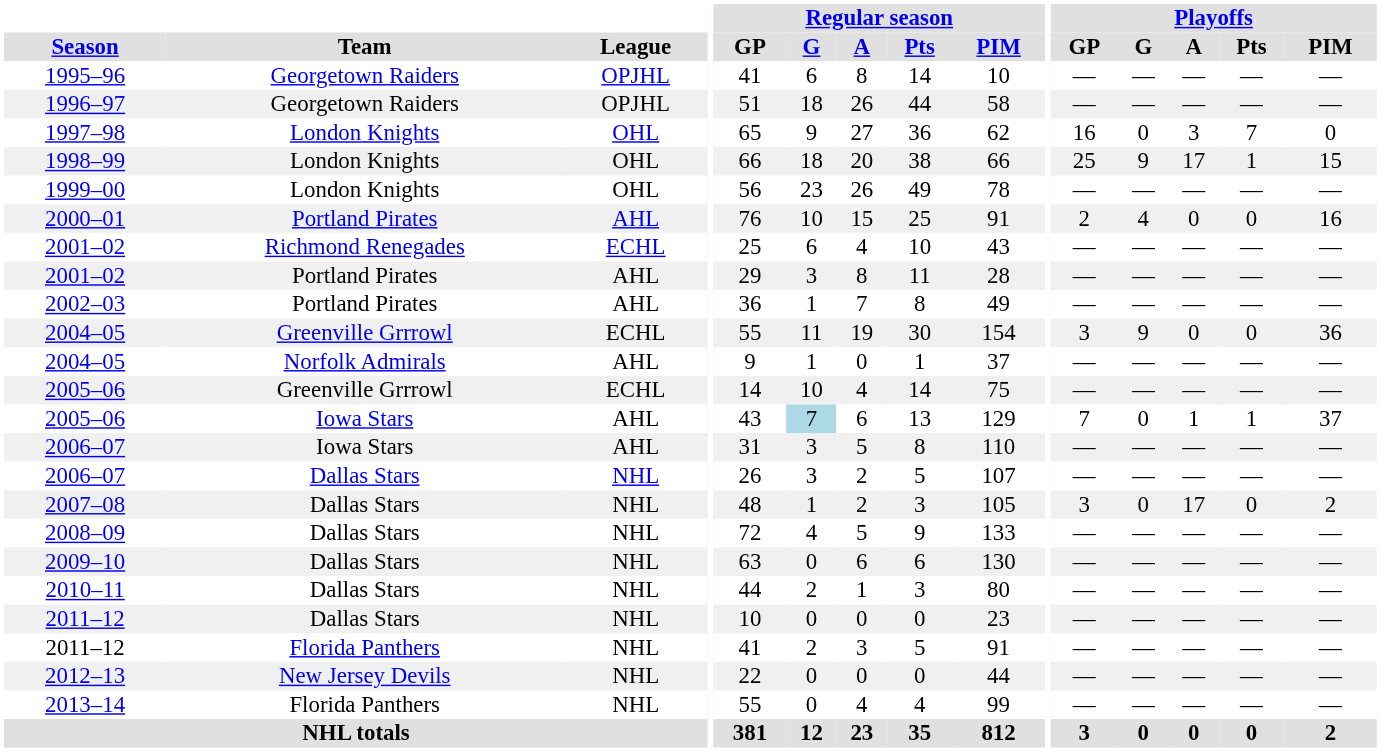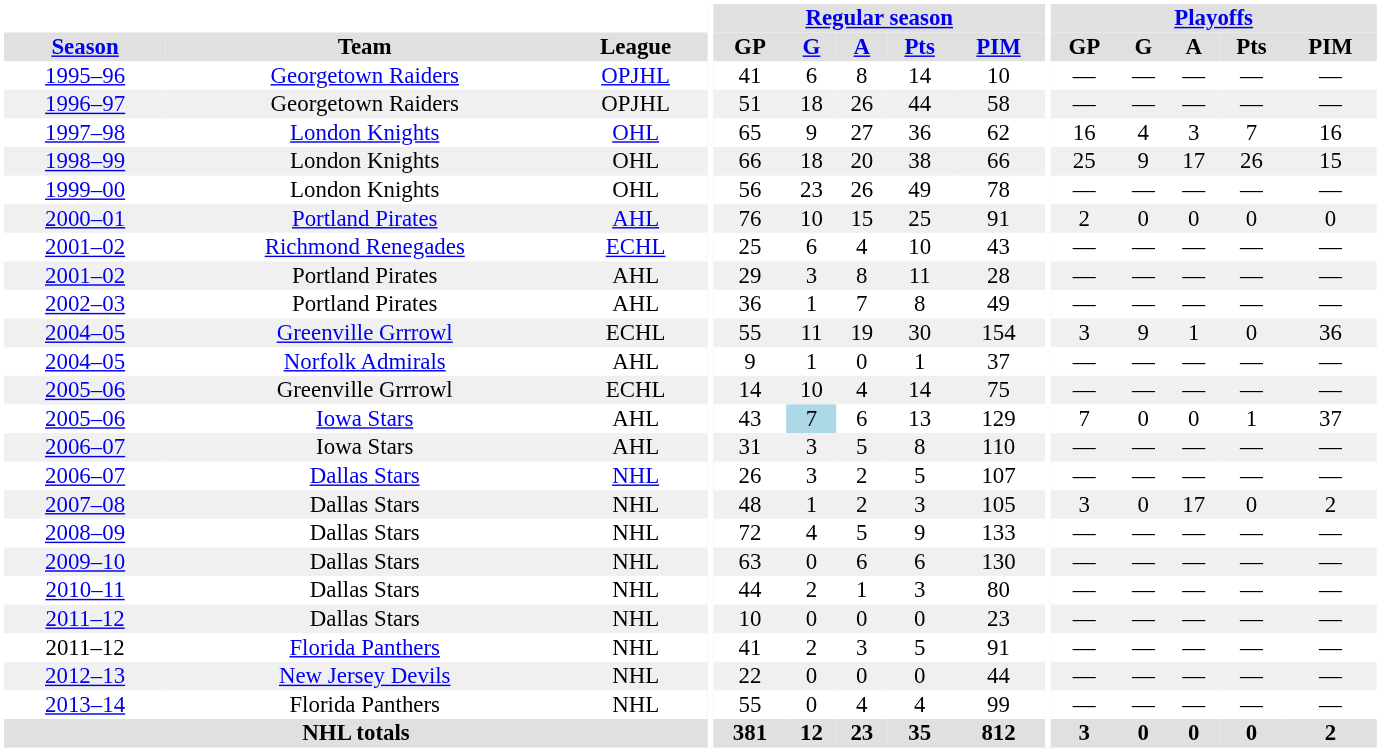(1143, 132) 0 -> (1143, 132) 4
(1330, 132) 0 -> (1330, 132) 16
(1251, 161) 1 -> (1251, 161) 26
(1143, 218) 4 -> (1143, 218) 0
(1330, 218) 16 -> (1330, 218) 0
(1194, 332) 0 -> (1194, 332) 1
(1194, 418) 1 -> (1194, 418) 0
